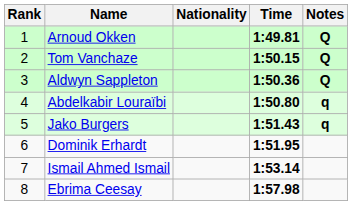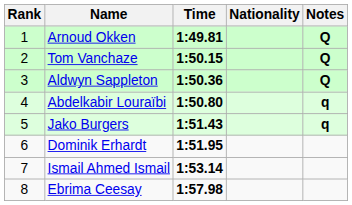columns swapped: (211, 15) <-> (276, 15)
